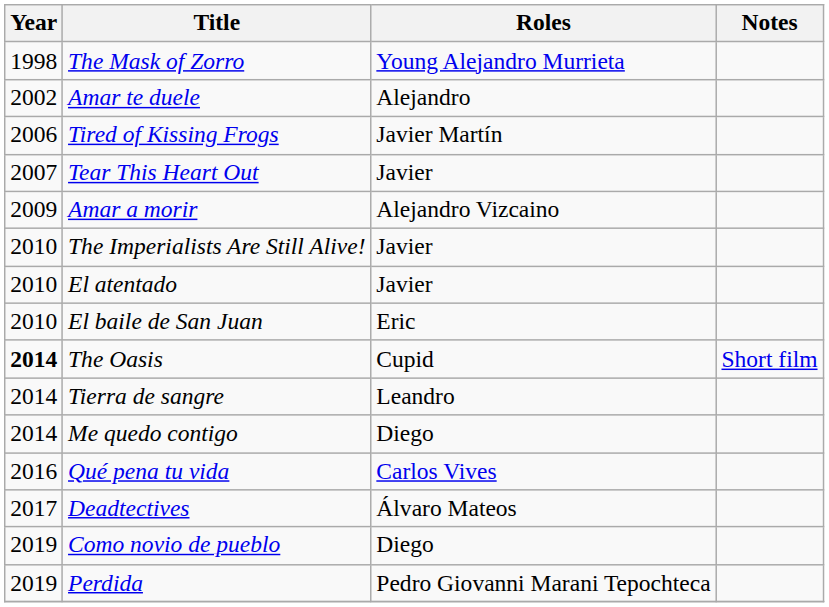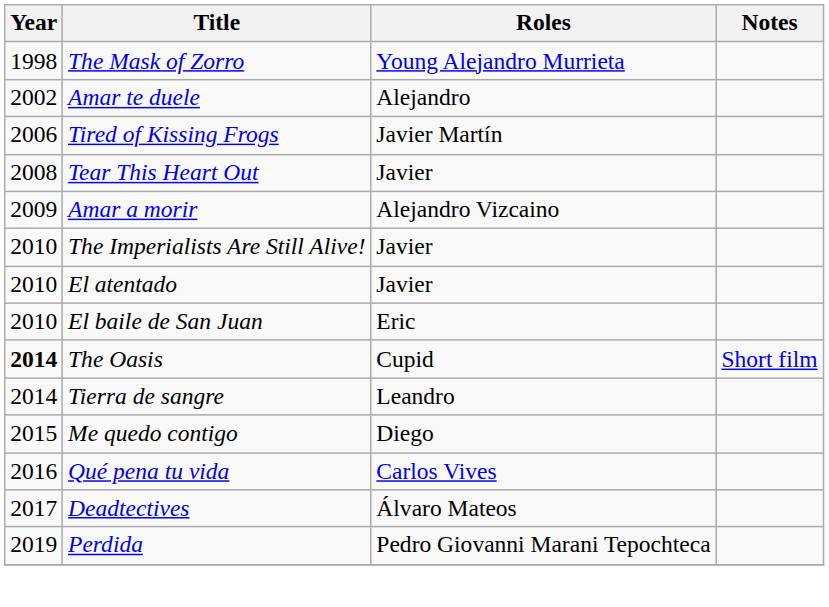(34, 172) 2007 -> (34, 172) 2008
(34, 433) 2014 -> (34, 433) 2015
- row: (174, 545)
